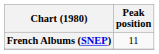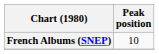(134, 40) 11 -> (134, 40) 10
